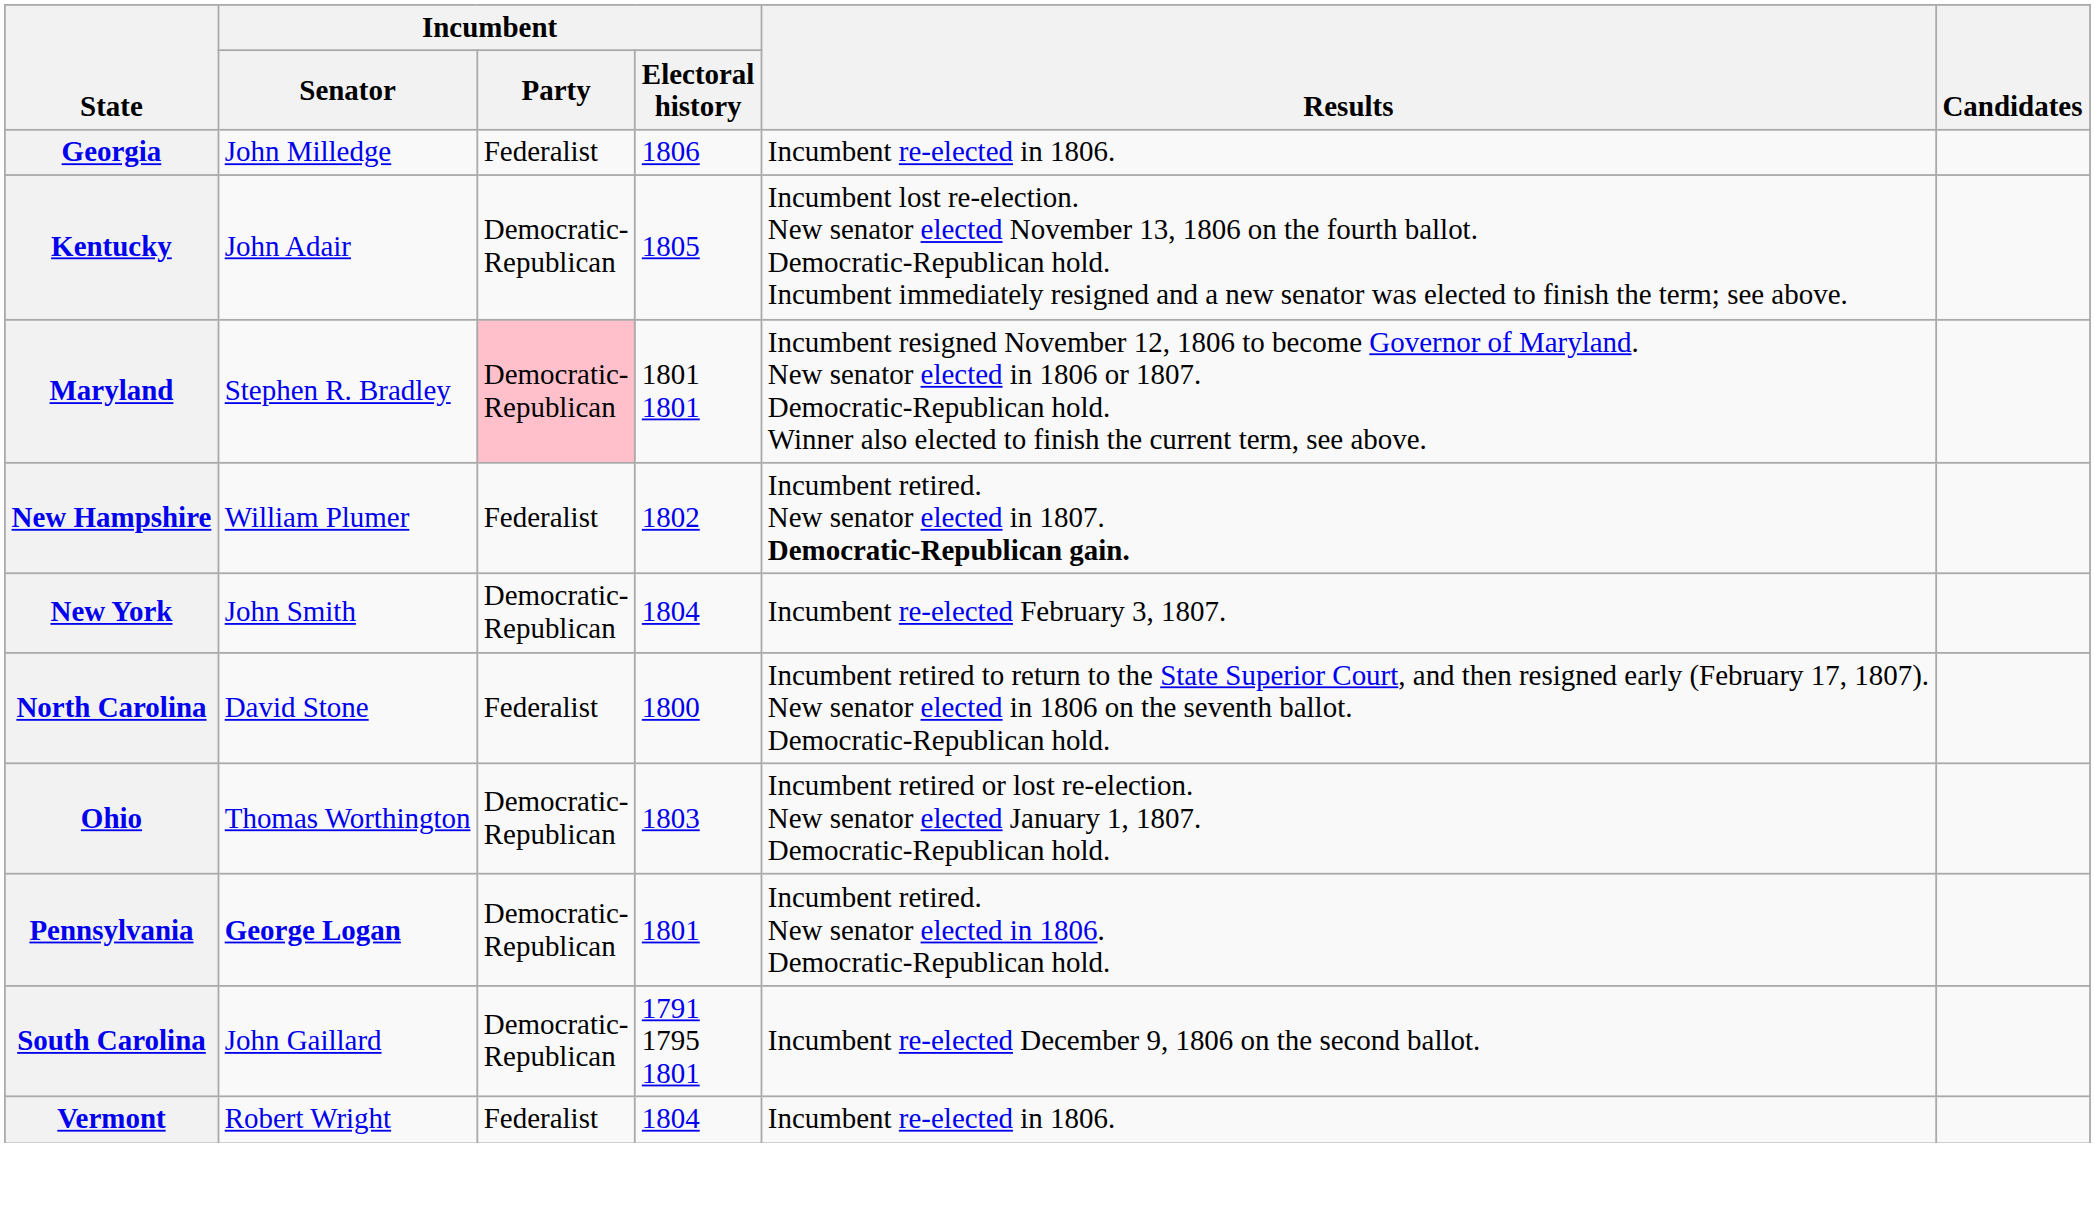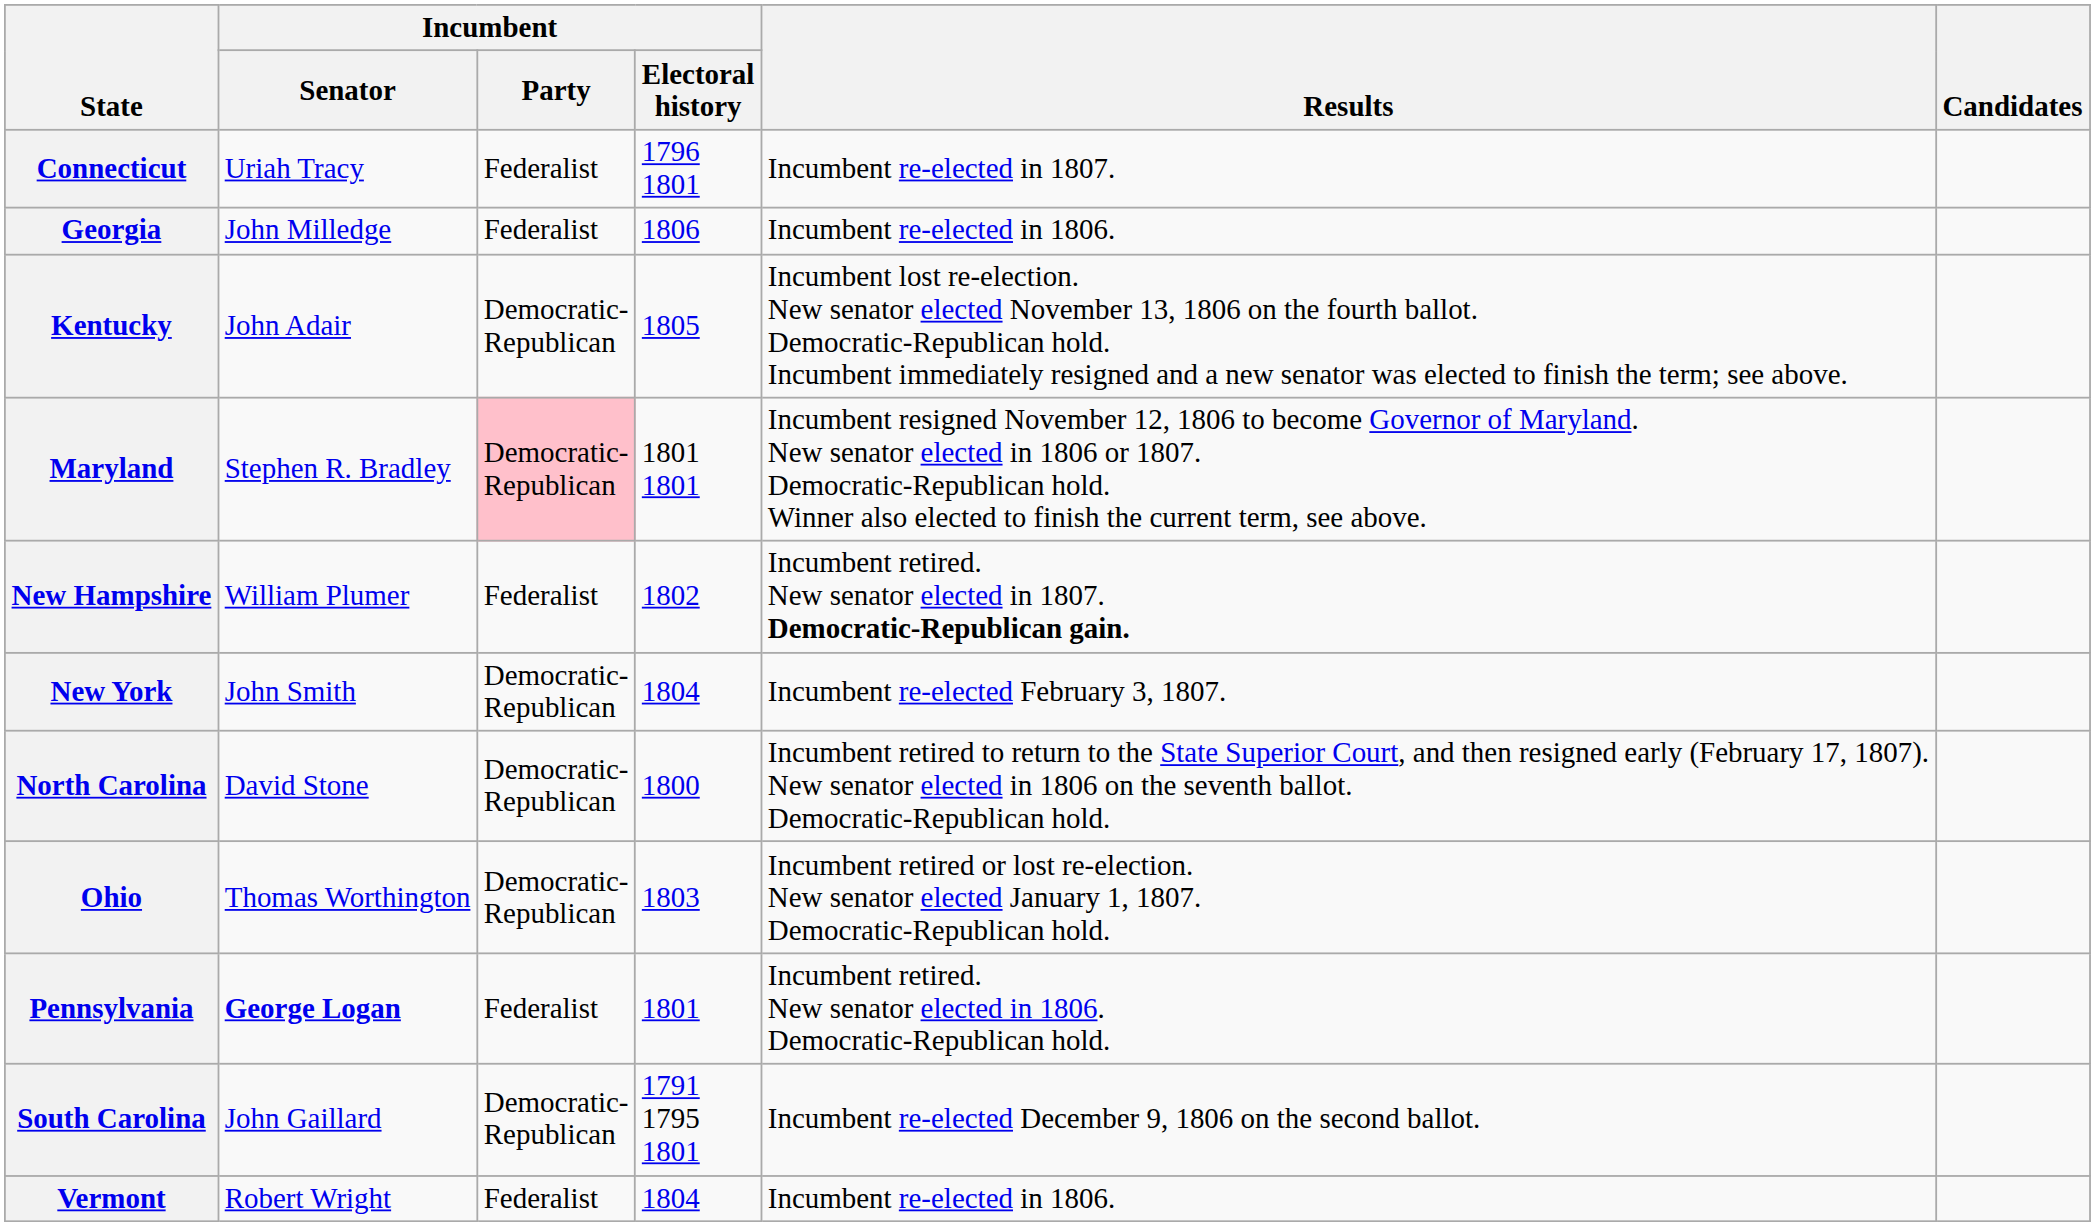+ row: (111, 168)
(541, 707) Federalist -> (556, 785) Democratic- Republican
(556, 929) Democratic- Republican -> (541, 1008) Federalist
